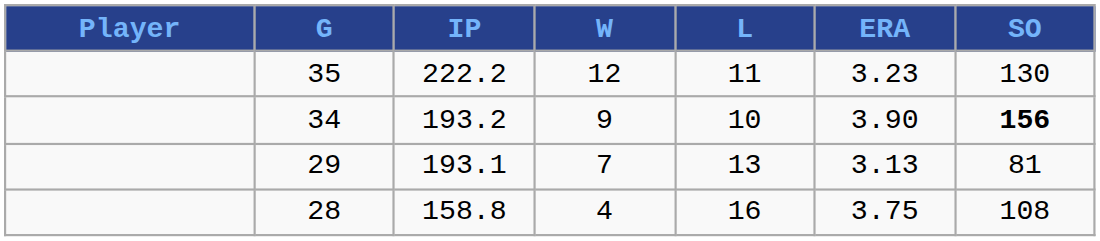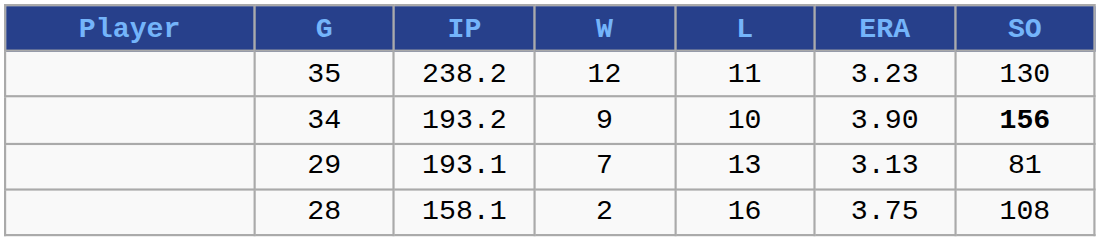(464, 74) 222.2 -> (464, 74) 238.2
(464, 212) 158.8 -> (464, 212) 158.1
(605, 212) 4 -> (605, 212) 2
